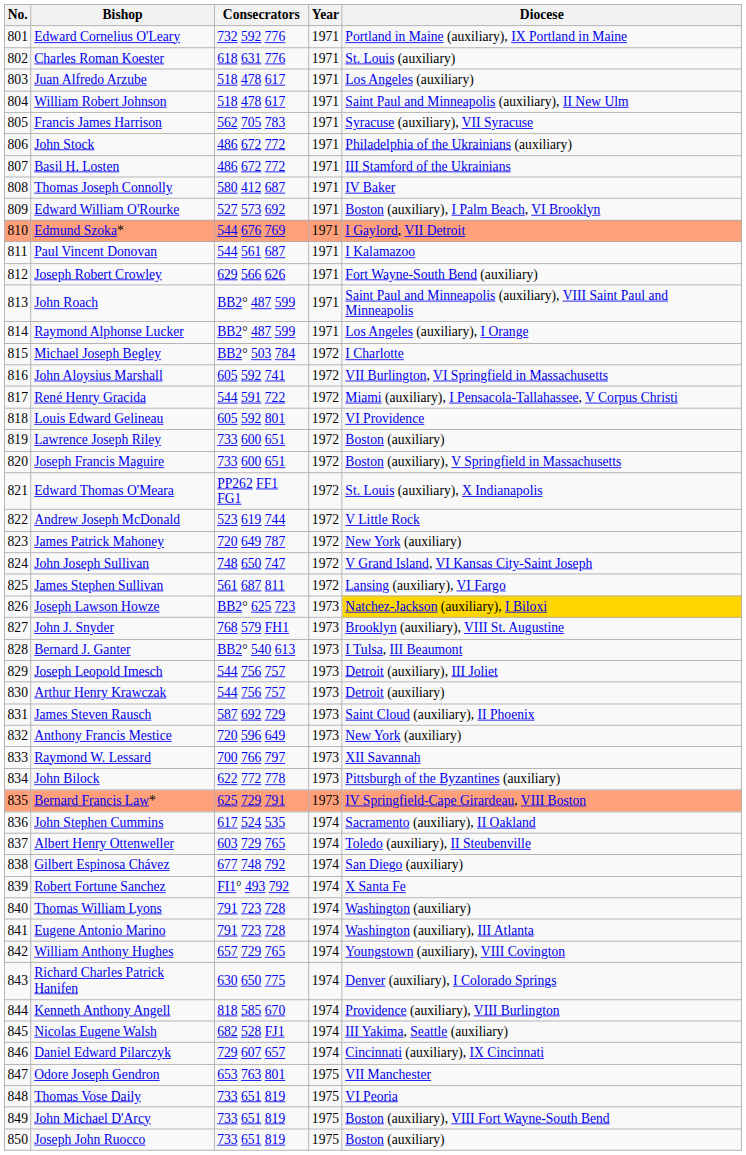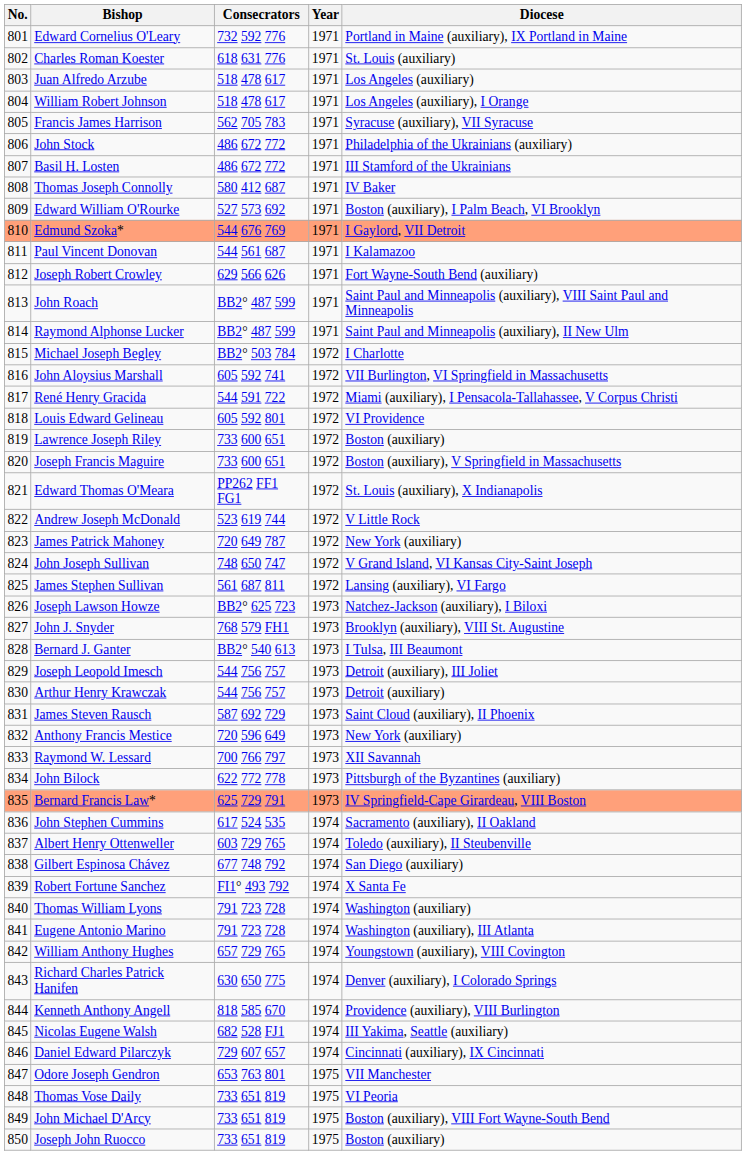(487, 101) Saint Paul and Minneapolis (auxiliary), II New Ulm -> (437, 101) Los Angeles (auxiliary), I Orange
(437, 332) Los Angeles (auxiliary), I Orange -> (487, 332) Saint Paul and Minneapolis (auxiliary), II New Ulm
(446, 606) gold background -> (446, 606) no background
